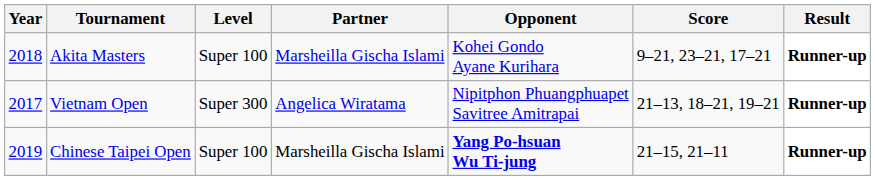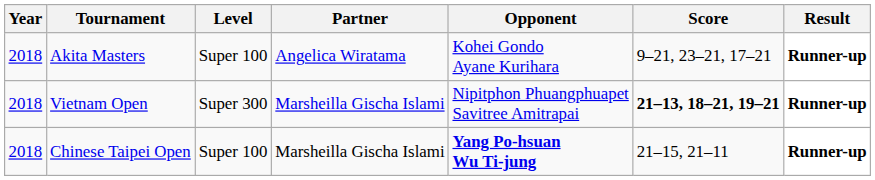(360, 56) Marsheilla Gischa Islami -> (341, 56) Angelica Wiratama
(25, 104) 2017 -> (25, 104) 2018
(341, 104) Angelica Wiratama -> (360, 104) Marsheilla Gischa Islami
(708, 104) normal -> (708, 104) bold
(25, 151) 2019 -> (25, 151) 2018
